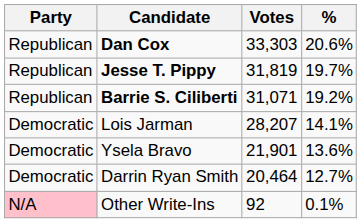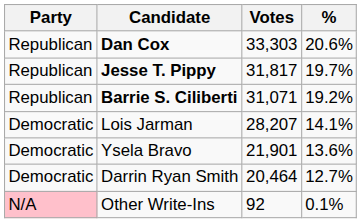(272, 71) 31,819 -> (272, 71) 31,817
